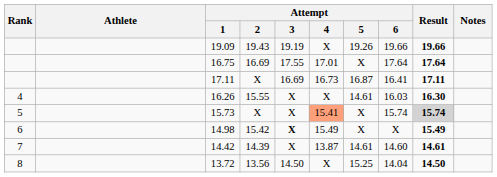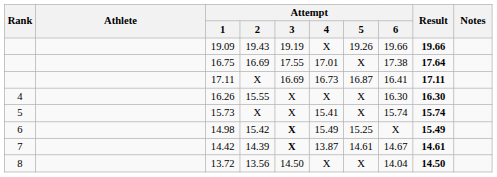(396, 63) 17.64 -> (396, 63) 17.38
(361, 96) 14.61 -> (361, 96) X
(396, 96) 16.03 -> (396, 96) 16.30
(326, 113) lightsalmon background -> (326, 113) no background
(433, 113) lightgrey background -> (433, 113) no background
(361, 130) X -> (361, 130) 15.25
(292, 146) normal -> (292, 146) bold
(396, 146) 14.60 -> (396, 146) 14.67
(361, 163) 15.25 -> (361, 163) X
